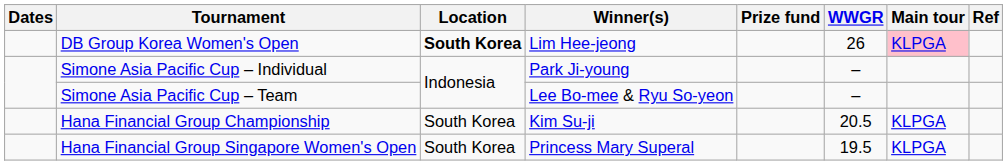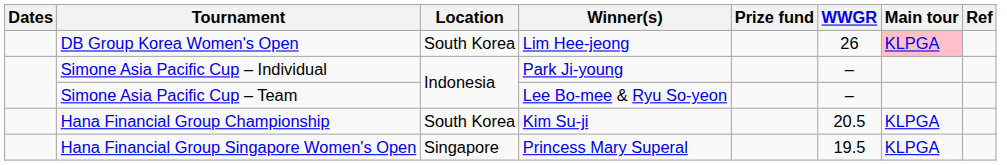(473, 44) bold -> (470, 44) normal
(470, 148) South Korea -> (461, 148) Singapore
